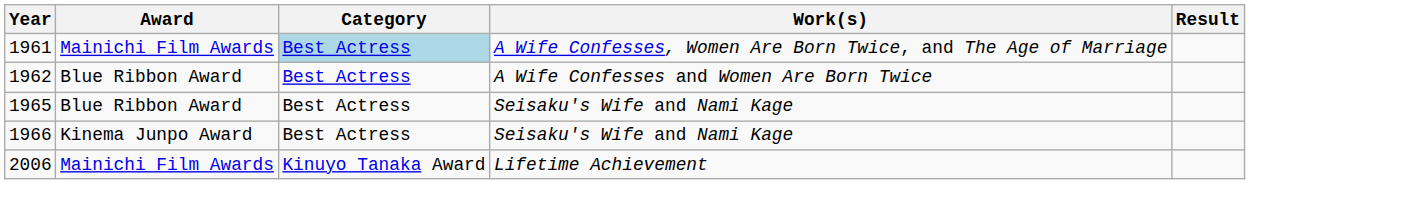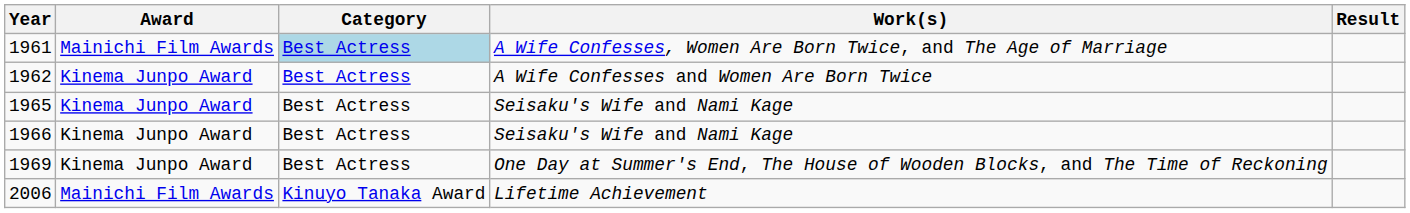(151, 77) Blue Ribbon Award -> (156, 77) Kinema Junpo Award
(151, 106) Blue Ribbon Award -> (156, 106) Kinema Junpo Award
+ row: (30, 164)
